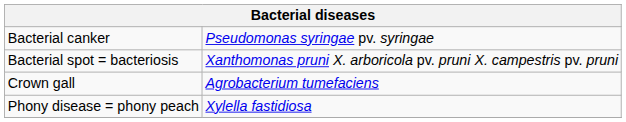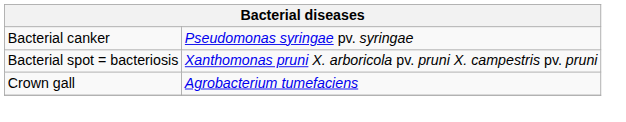- row: (103, 106)
